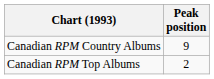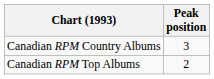(186, 45) 9 -> (186, 45) 3
